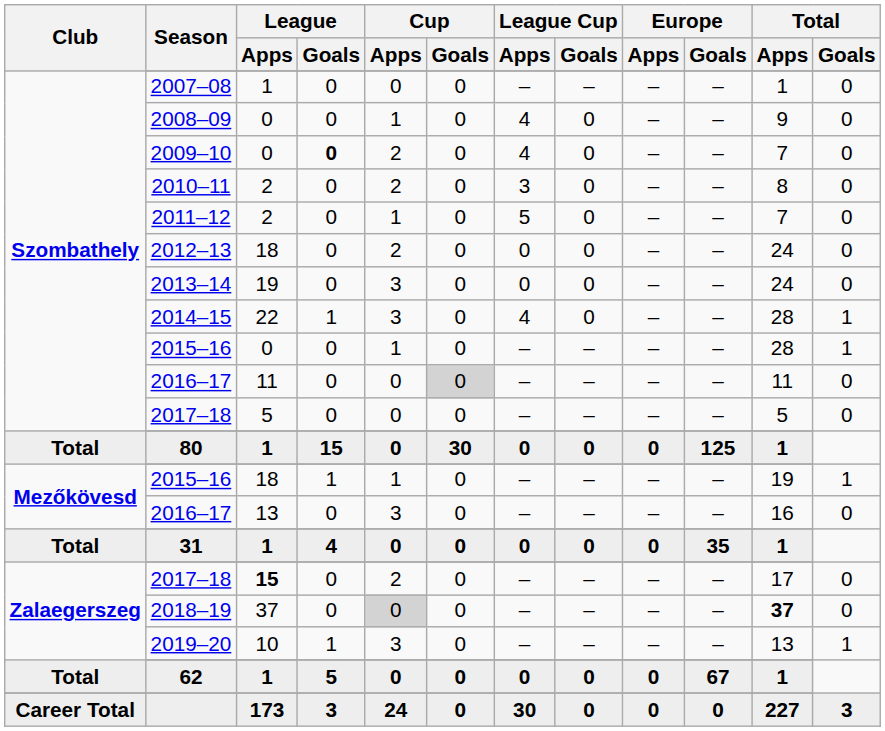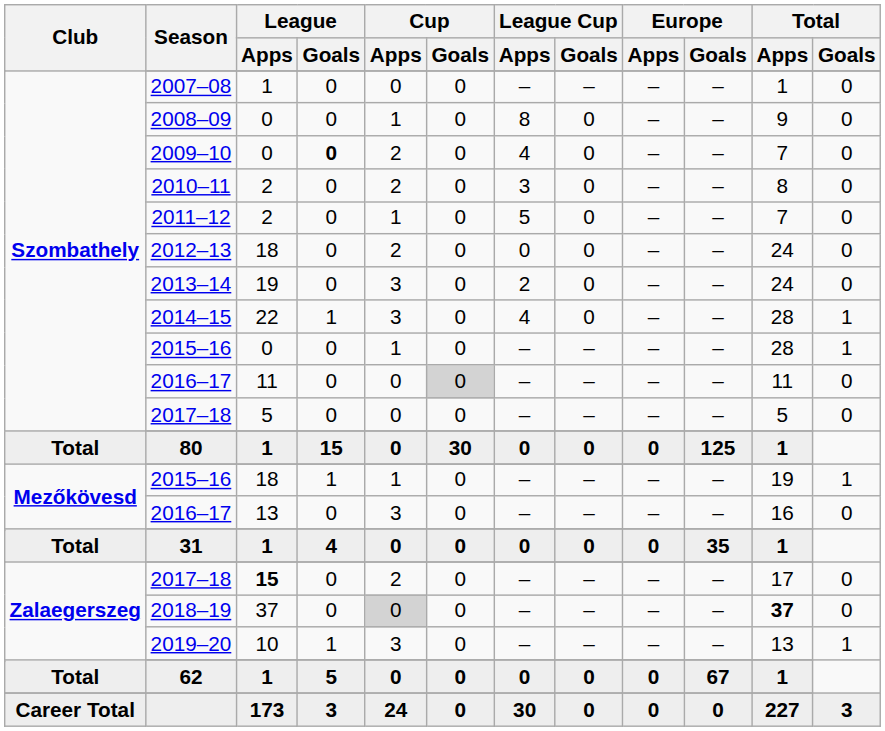(525, 120) 4 -> (525, 120) 8
(525, 284) 0 -> (525, 284) 2
